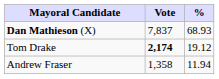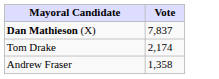- column: (199, 13)
(160, 47) bold -> (160, 47) normal
